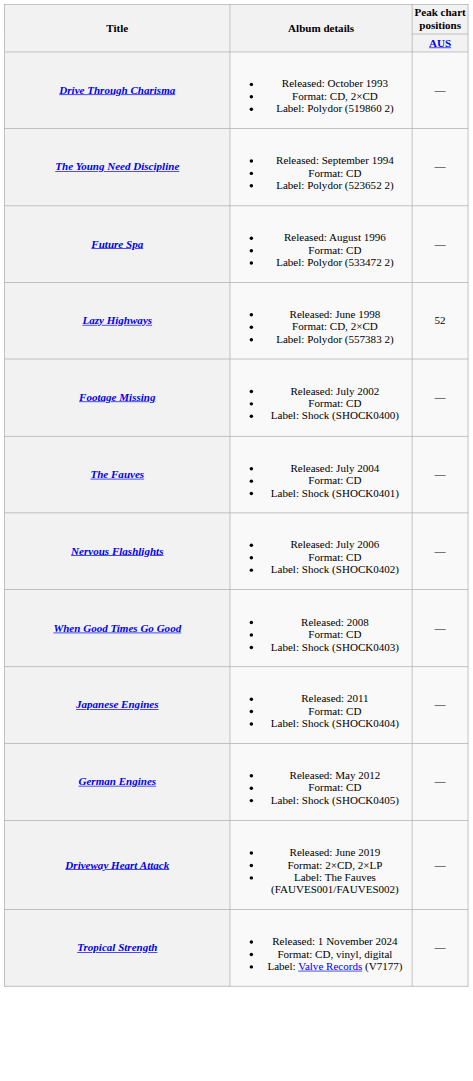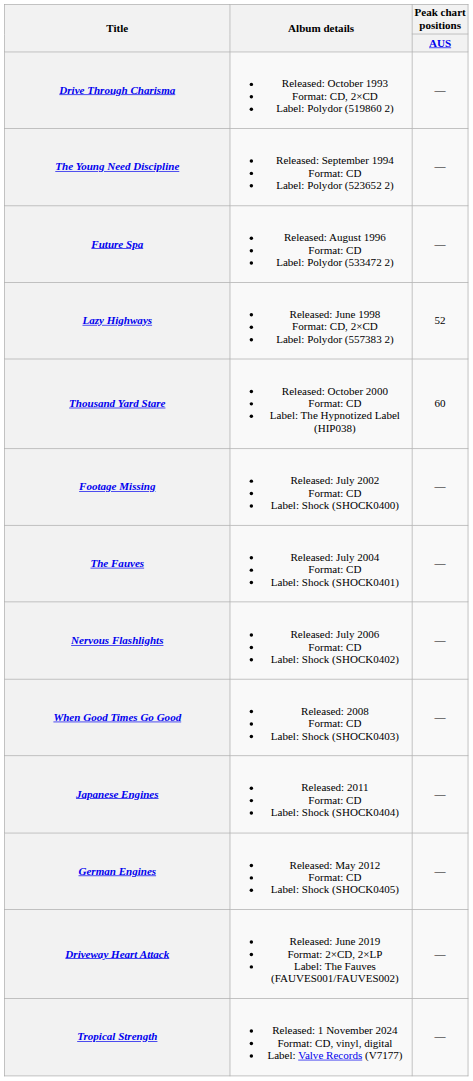+ row: (117, 403)
